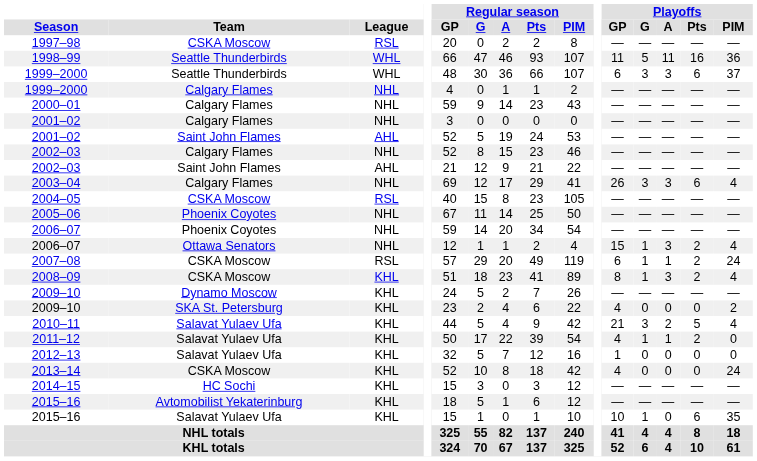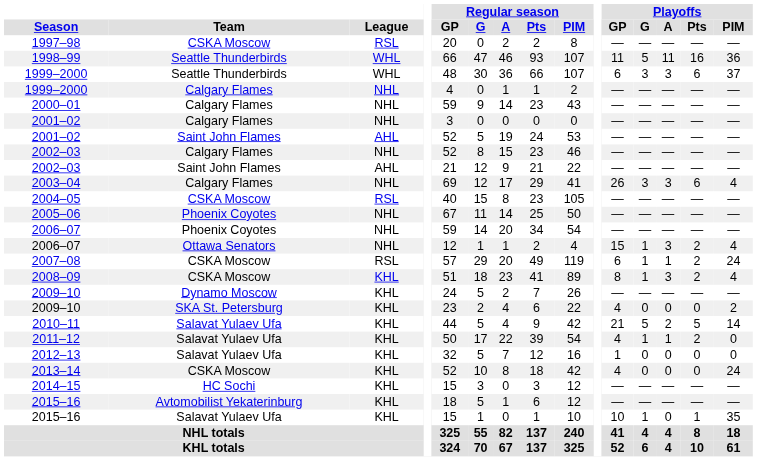(645, 323) 3 -> (645, 323) 5
(733, 323) 4 -> (733, 323) 14
(697, 417) 6 -> (697, 417) 1
